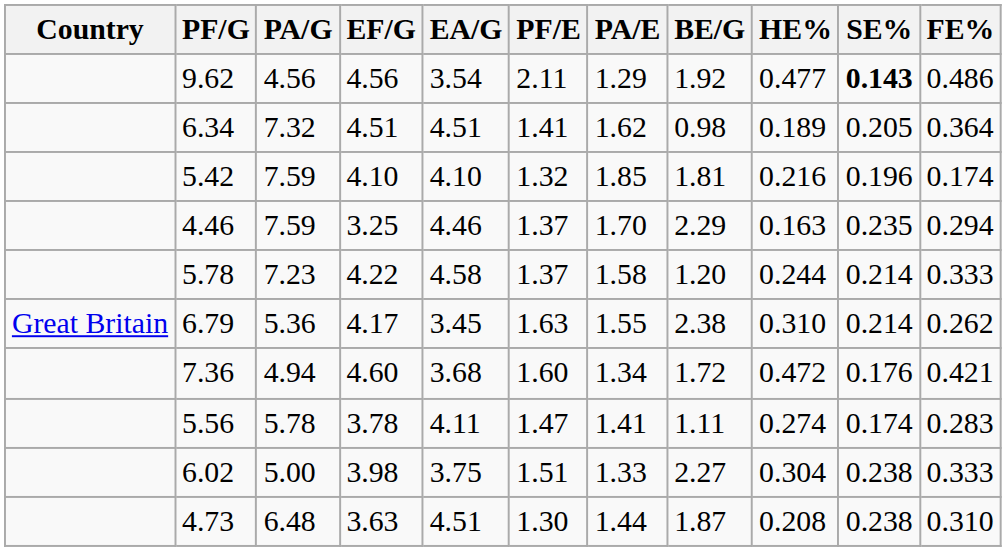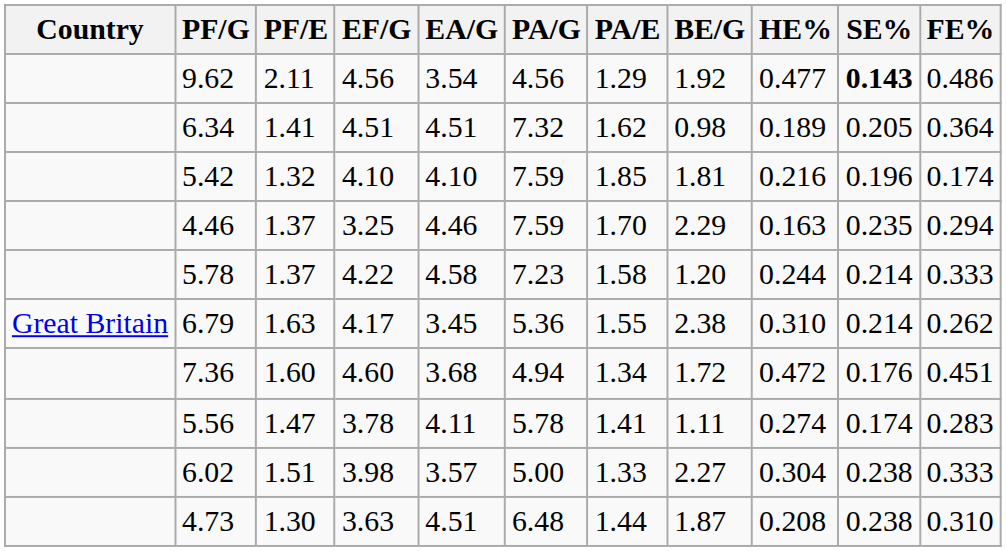columns swapped: (298, 29) <-> (549, 29)
(960, 373) 0.421 -> (960, 373) 0.451
(456, 471) 3.75 -> (451, 471) 3.57
